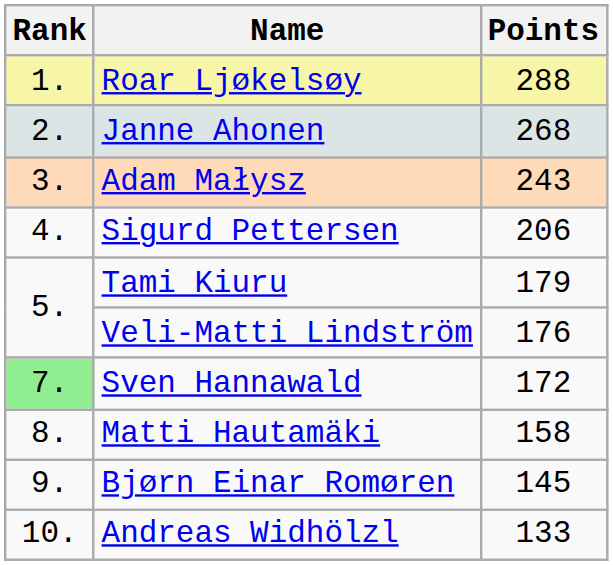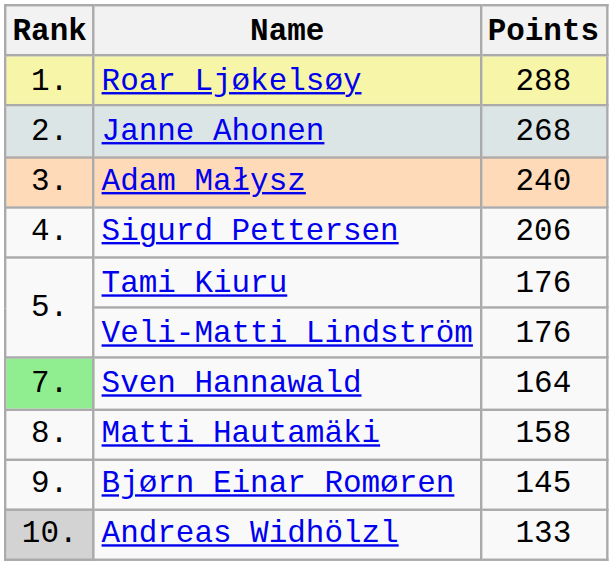(543, 182) 243 -> (543, 182) 240
(543, 283) 179 -> (543, 283) 176
(543, 383) 172 -> (543, 383) 164
(50, 535) no background -> (50, 535) lightgrey background
